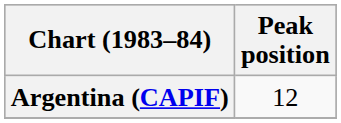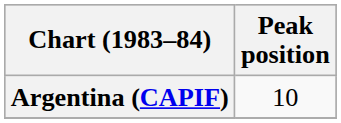(285, 96) 12 -> (285, 96) 10
